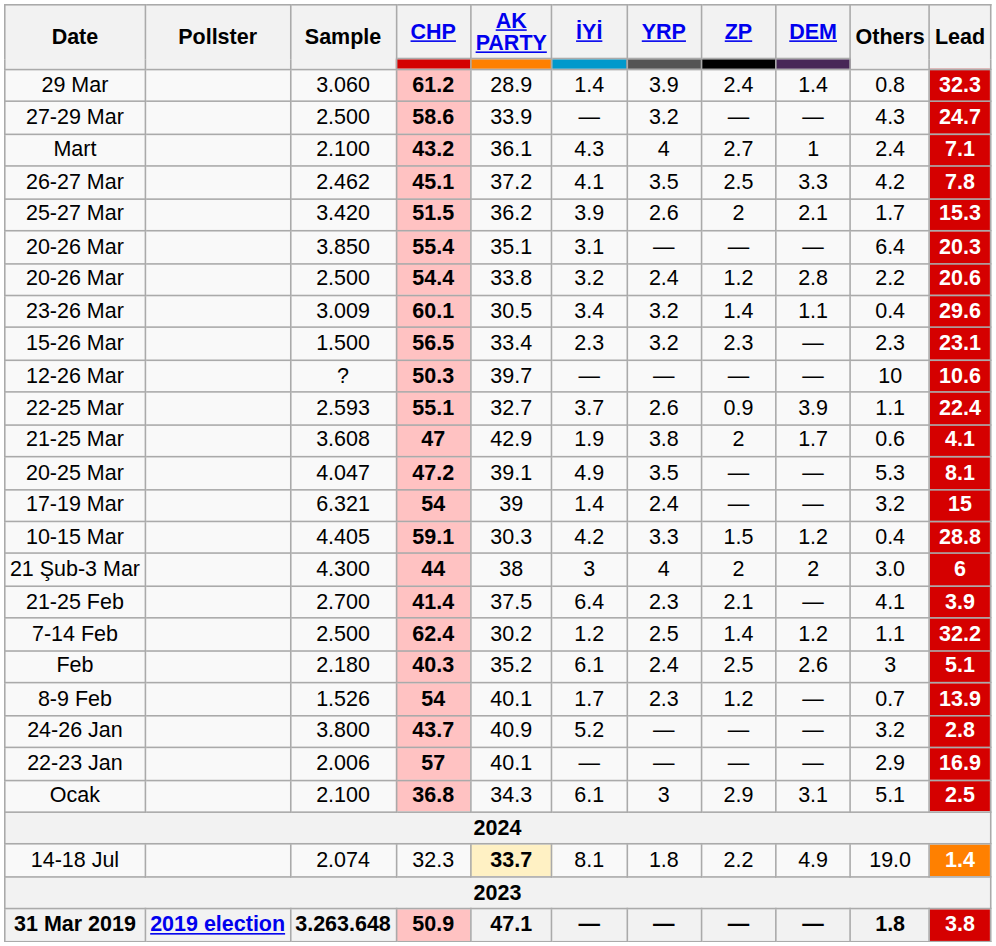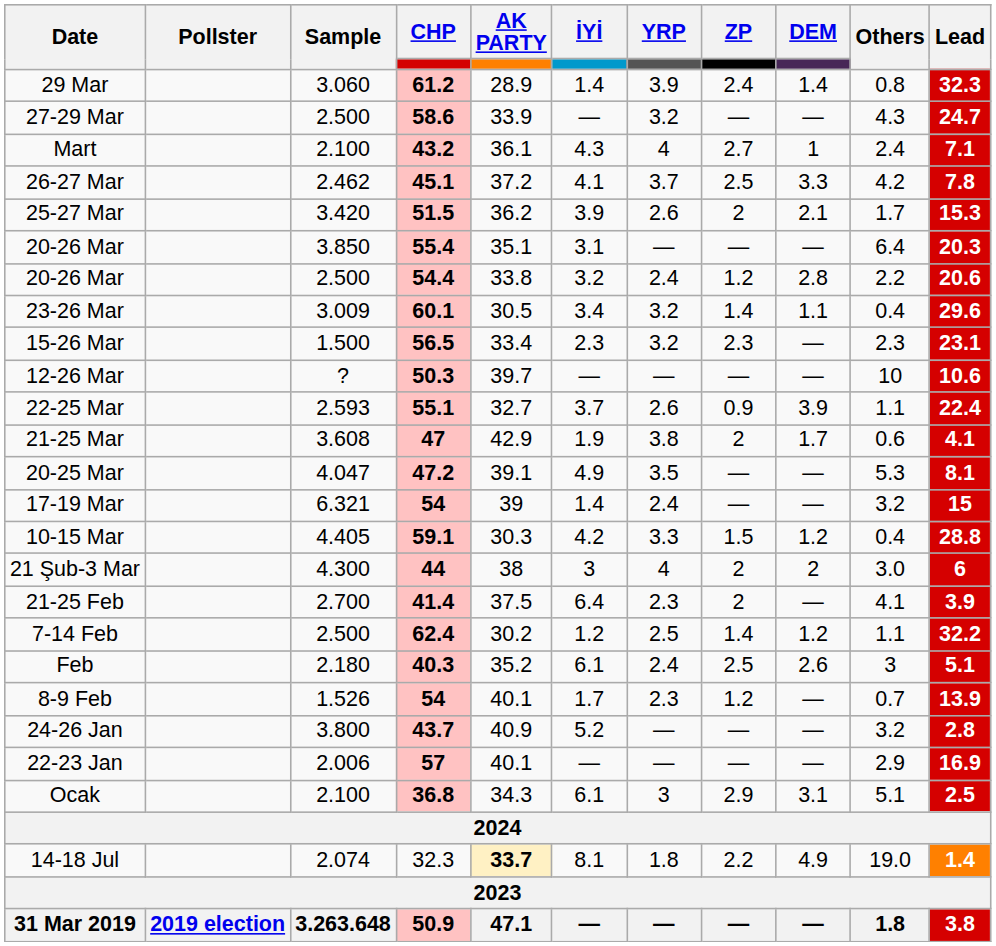(664, 181) 3.5 -> (664, 181) 3.7
(738, 601) 2.1 -> (738, 601) 2
